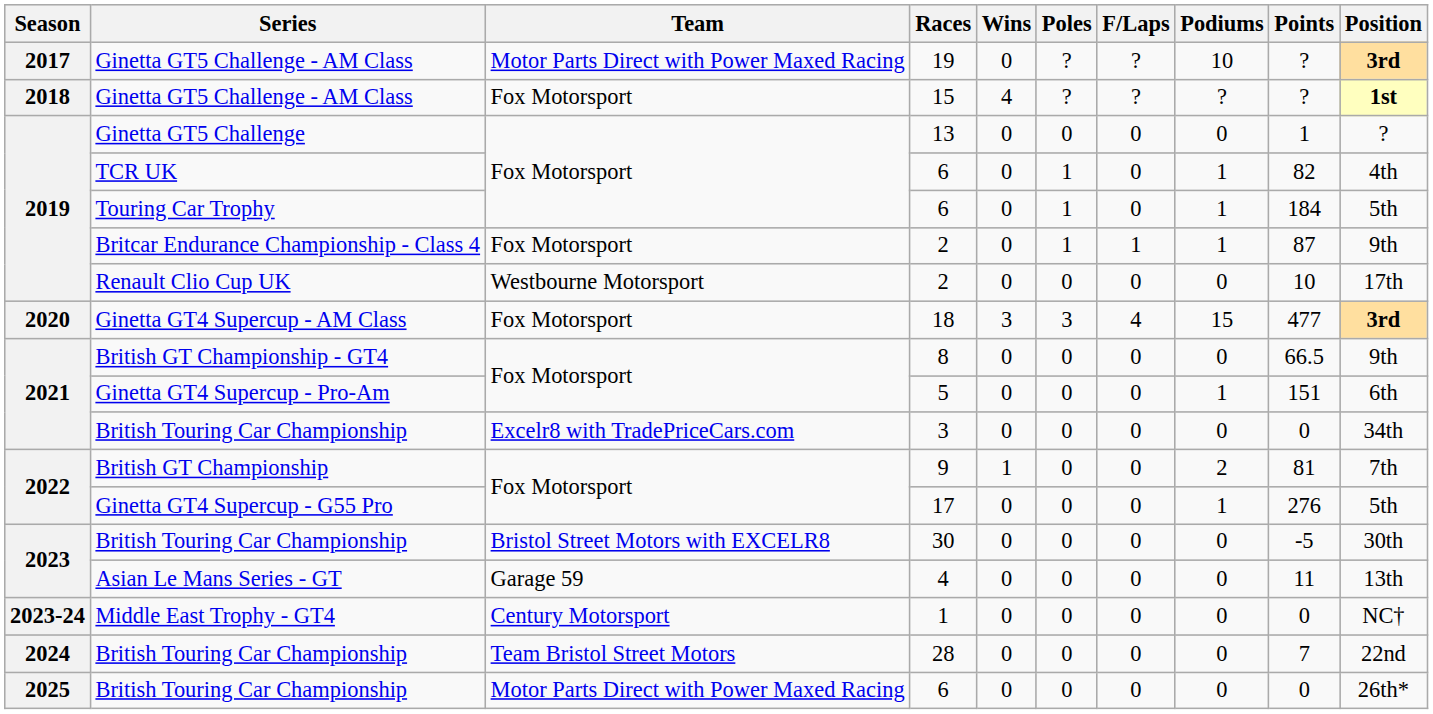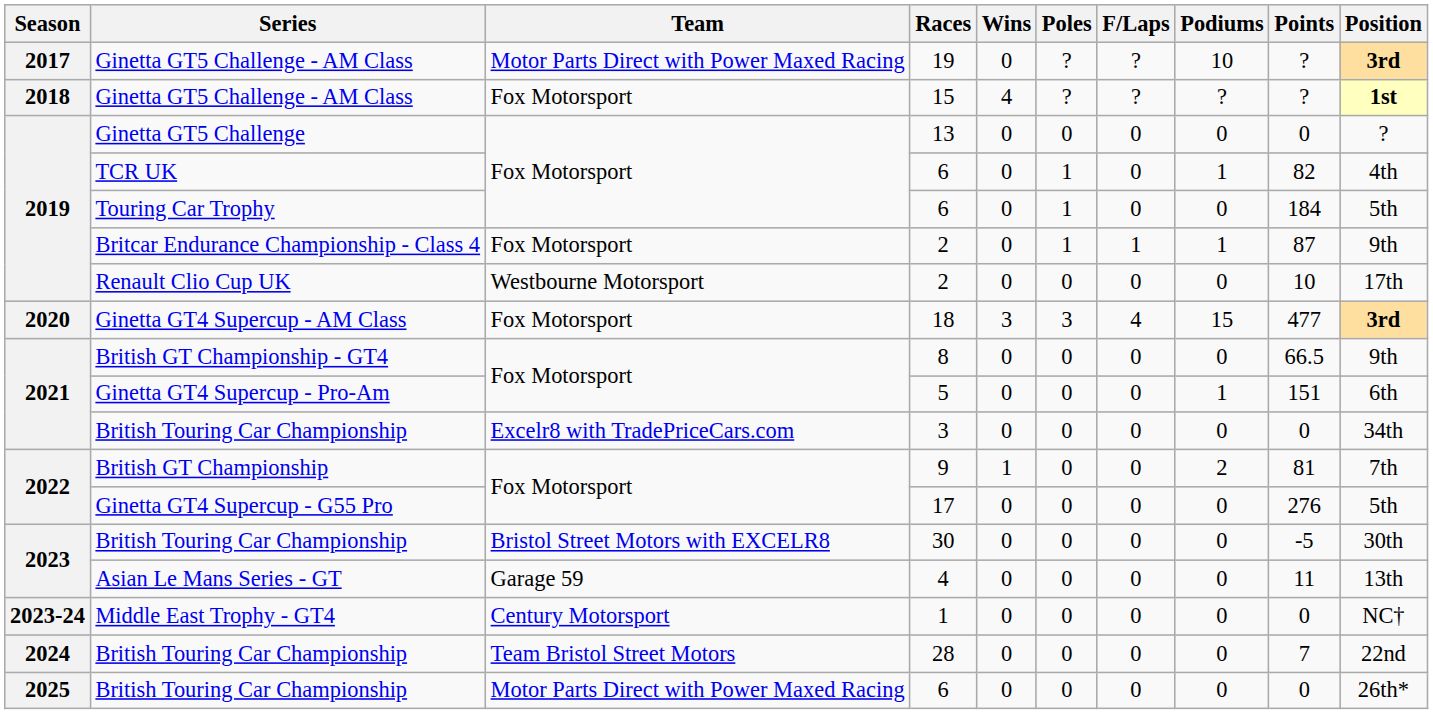(1304, 134) 1 -> (1304, 134) 0
(1222, 208) 1 -> (1222, 208) 0
(1222, 505) 1 -> (1222, 505) 0
